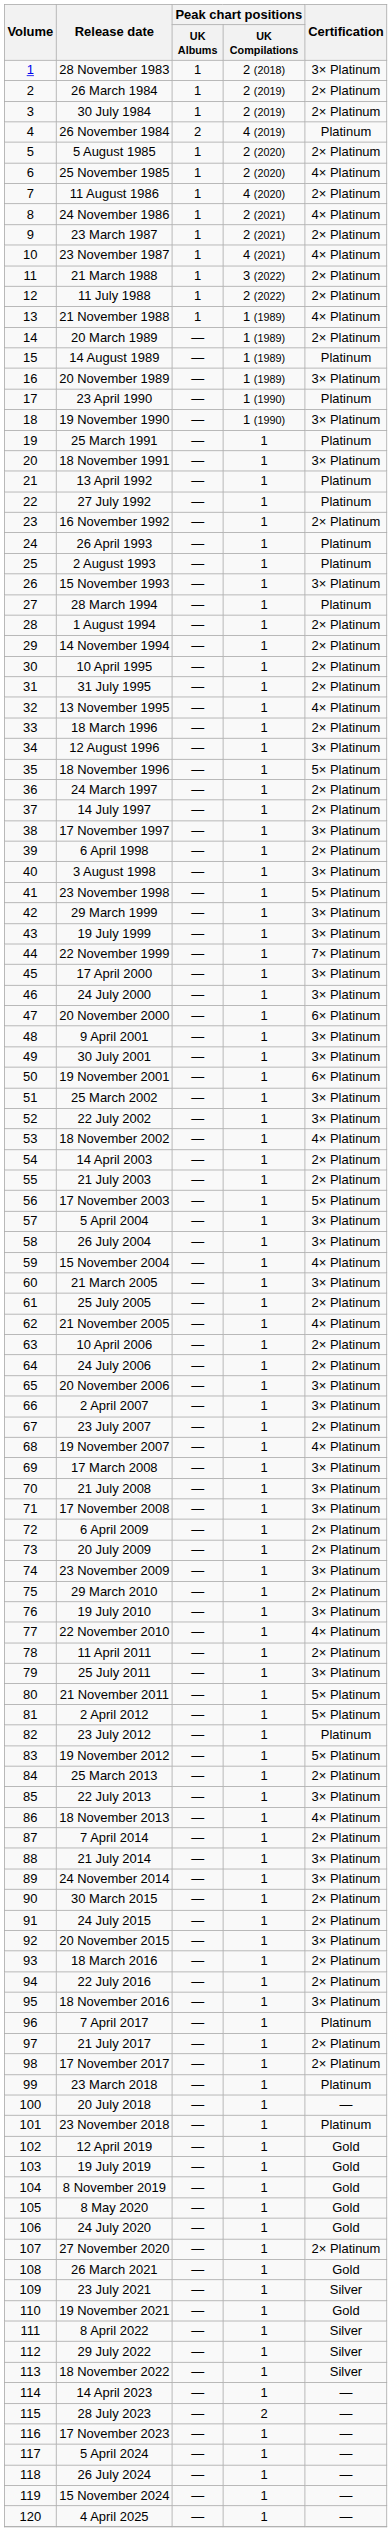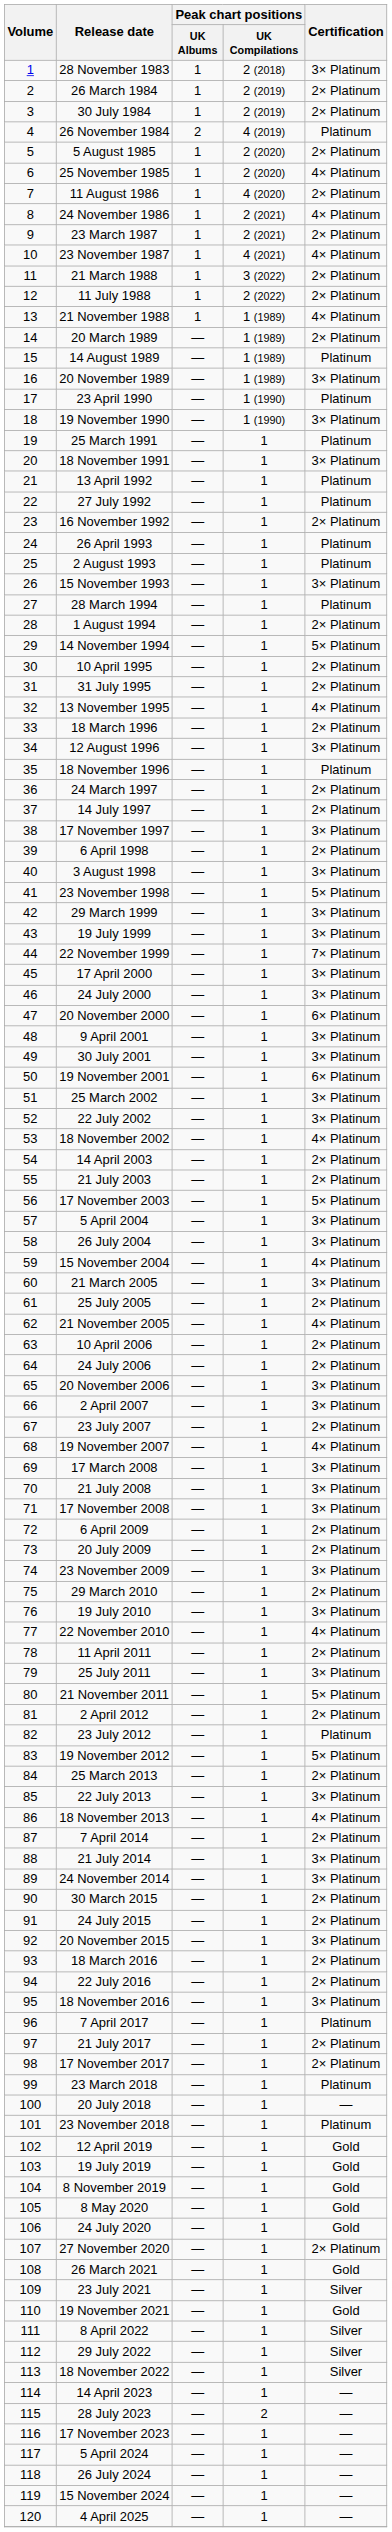(346, 645) 2× Platinum -> (346, 645) 5× Platinum
(346, 769) 5× Platinum -> (346, 769) Platinum
(346, 1714) 5× Platinum -> (346, 1714) 2× Platinum
